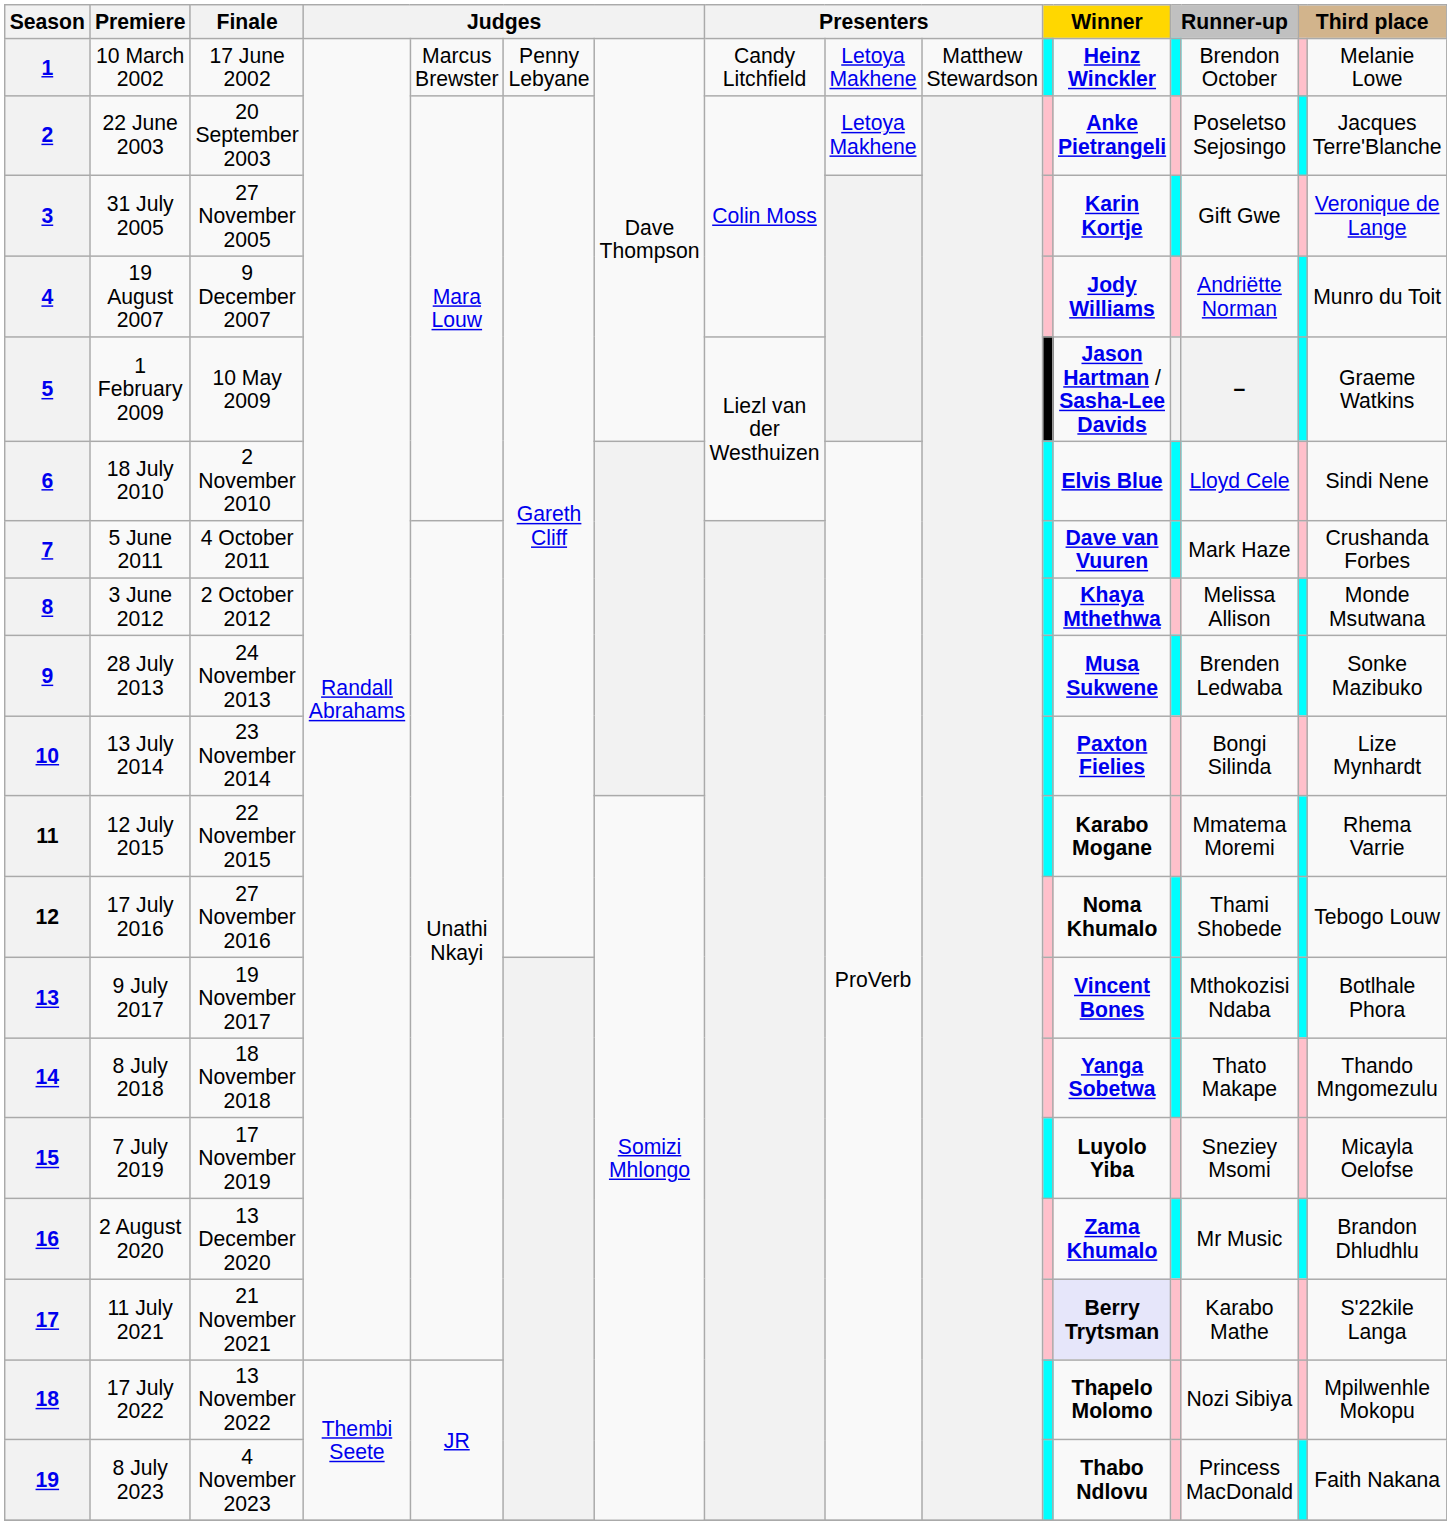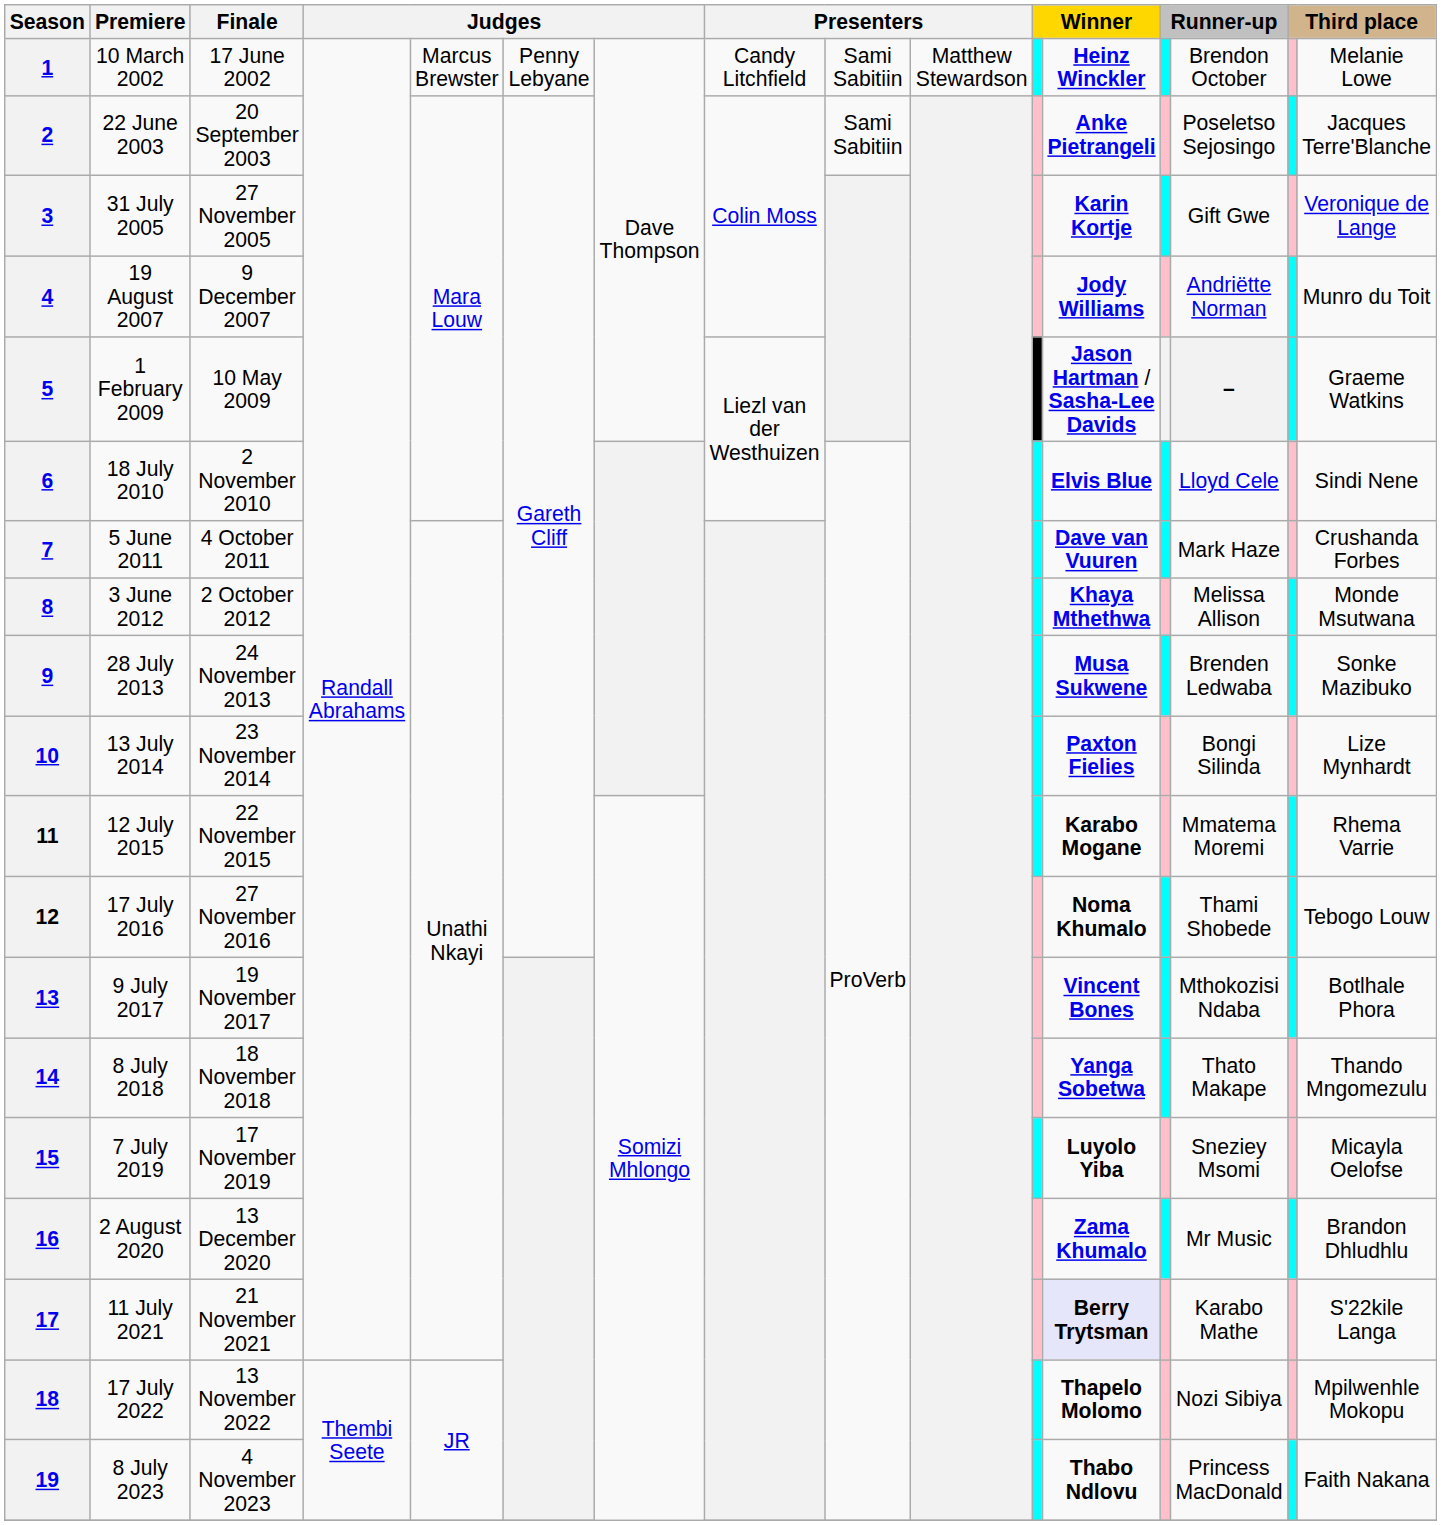(873, 67) Letoya Makhene -> (868, 67) Sami Sabitiin
(873, 136) Letoya Makhene -> (868, 136) Sami Sabitiin
